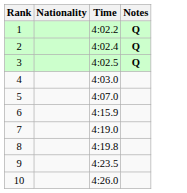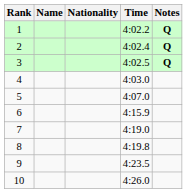+ column: (49, 12)
